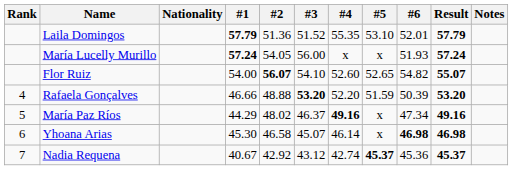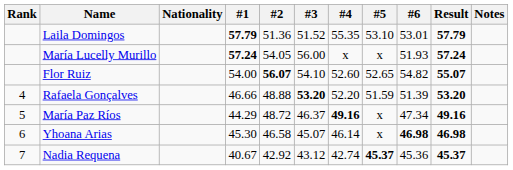(414, 34) 52.01 -> (414, 34) 53.01
(414, 94) 50.39 -> (414, 94) 51.39
(277, 114) 48.02 -> (277, 114) 48.72
